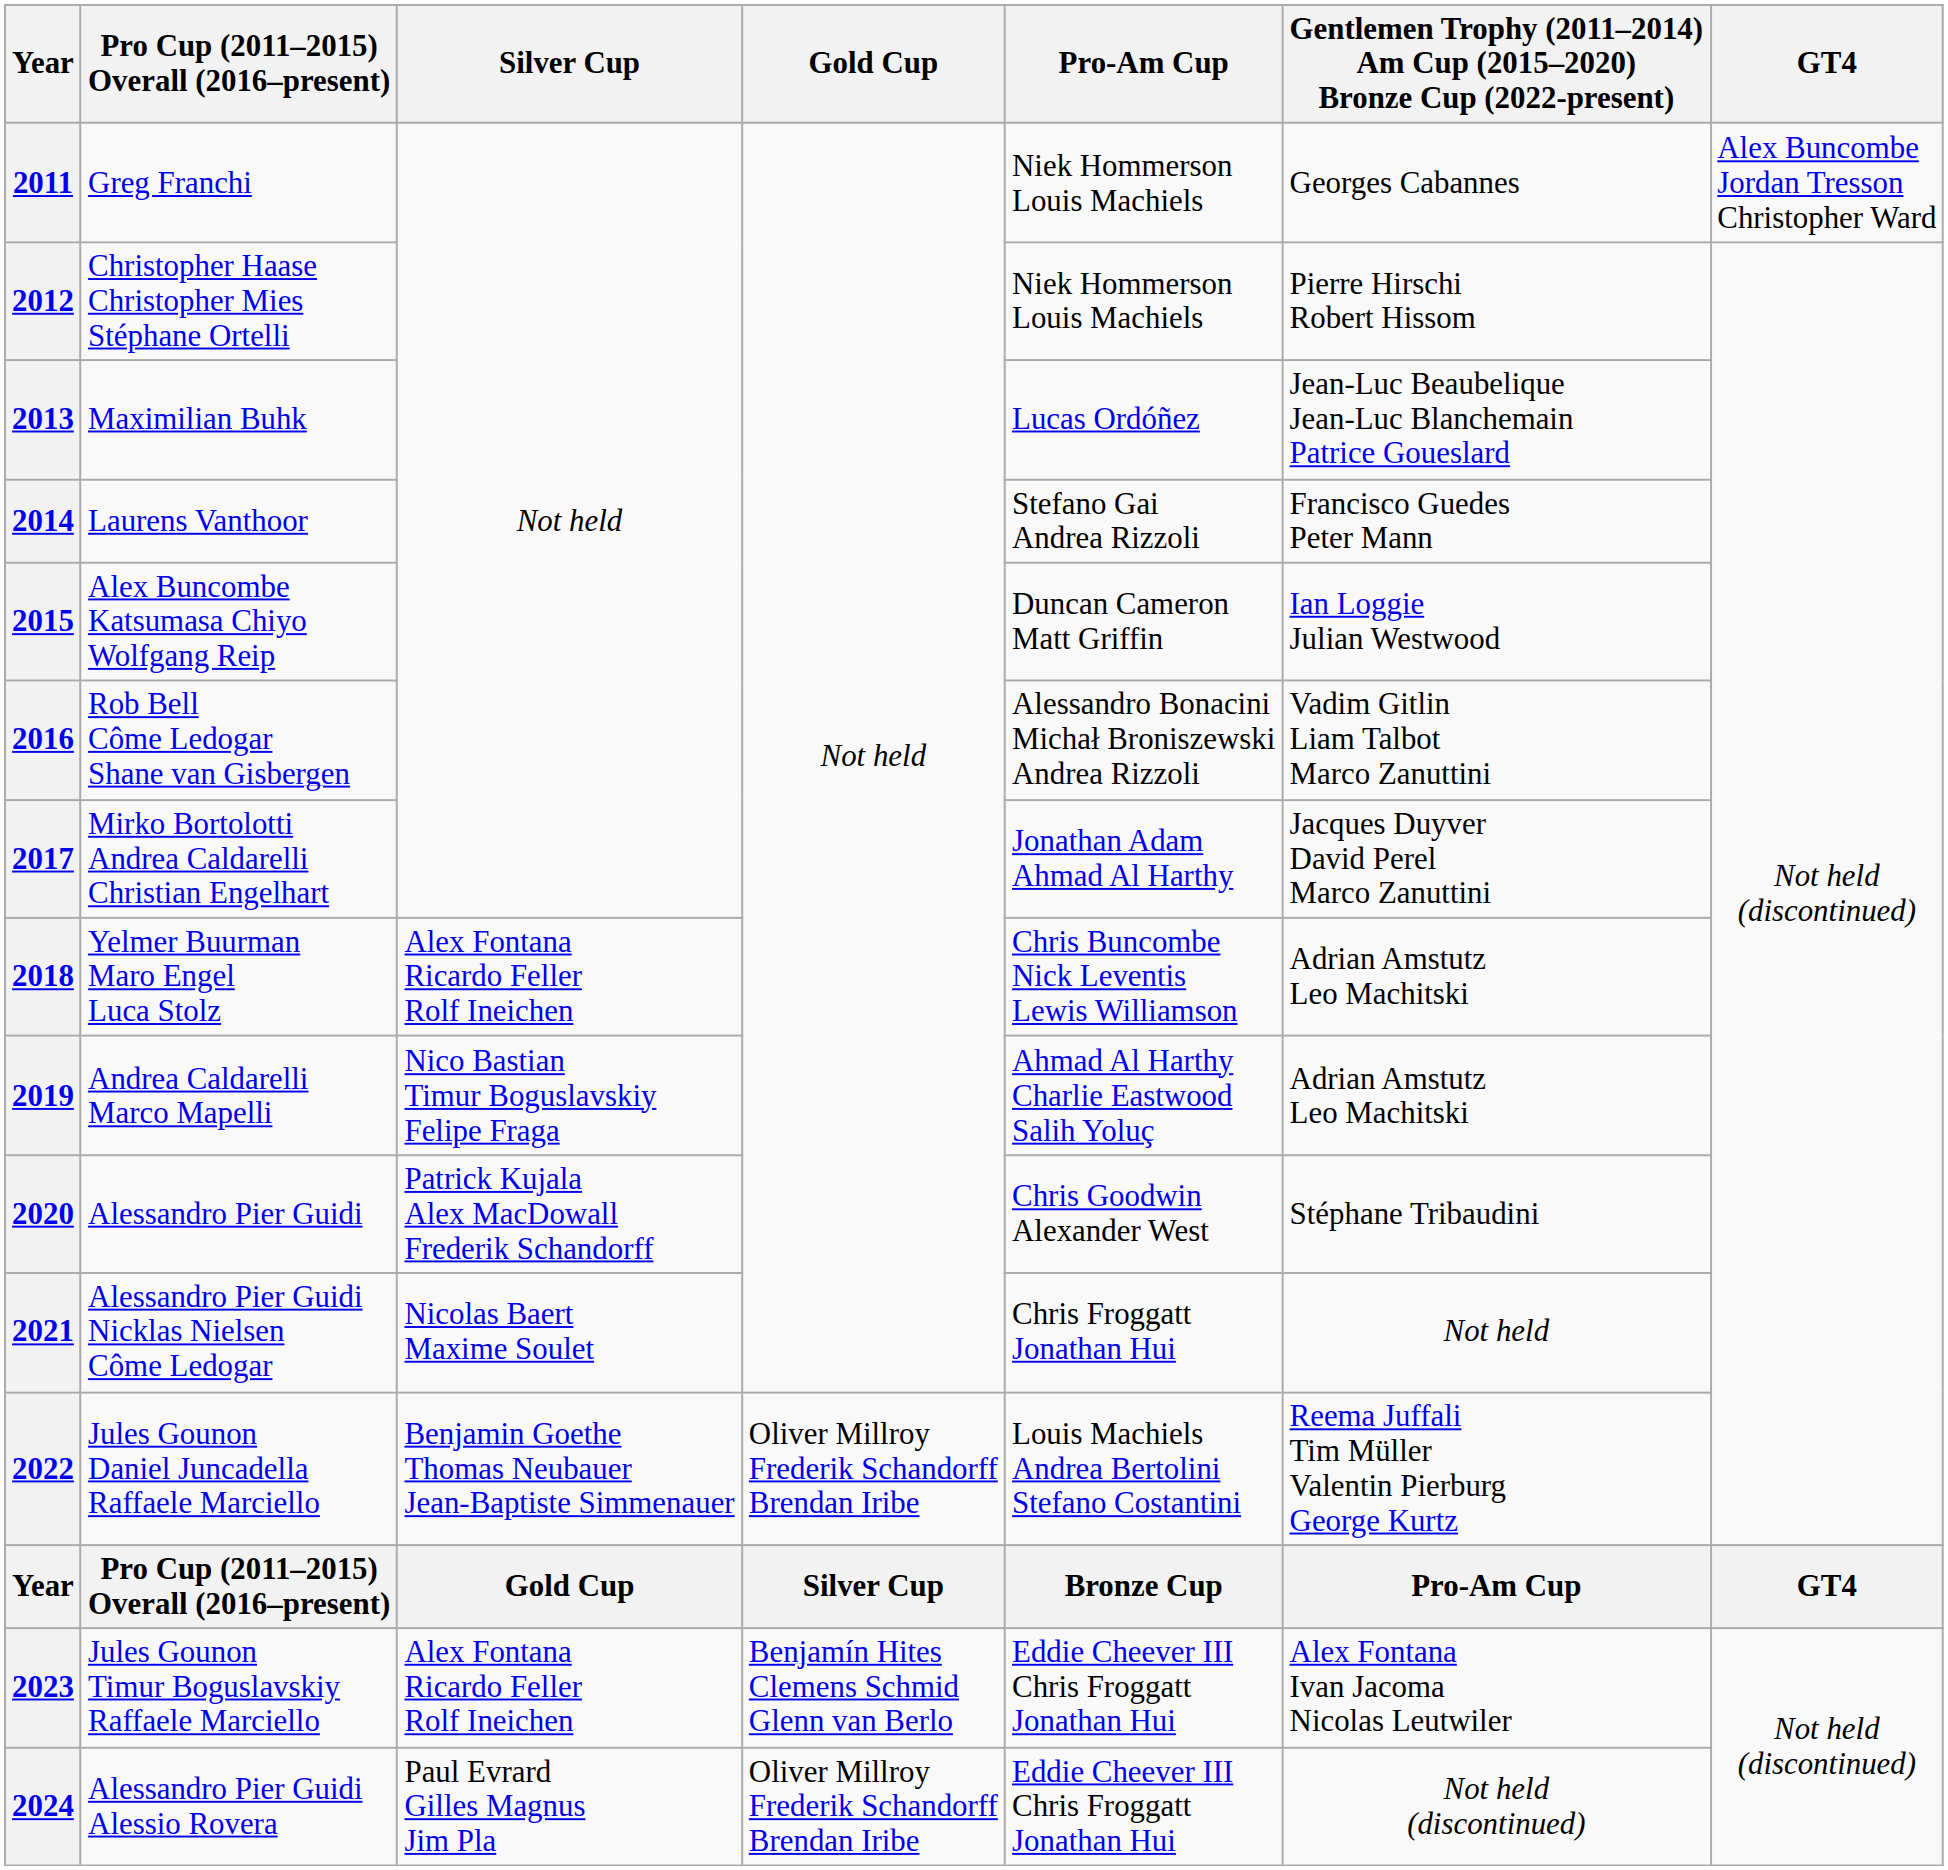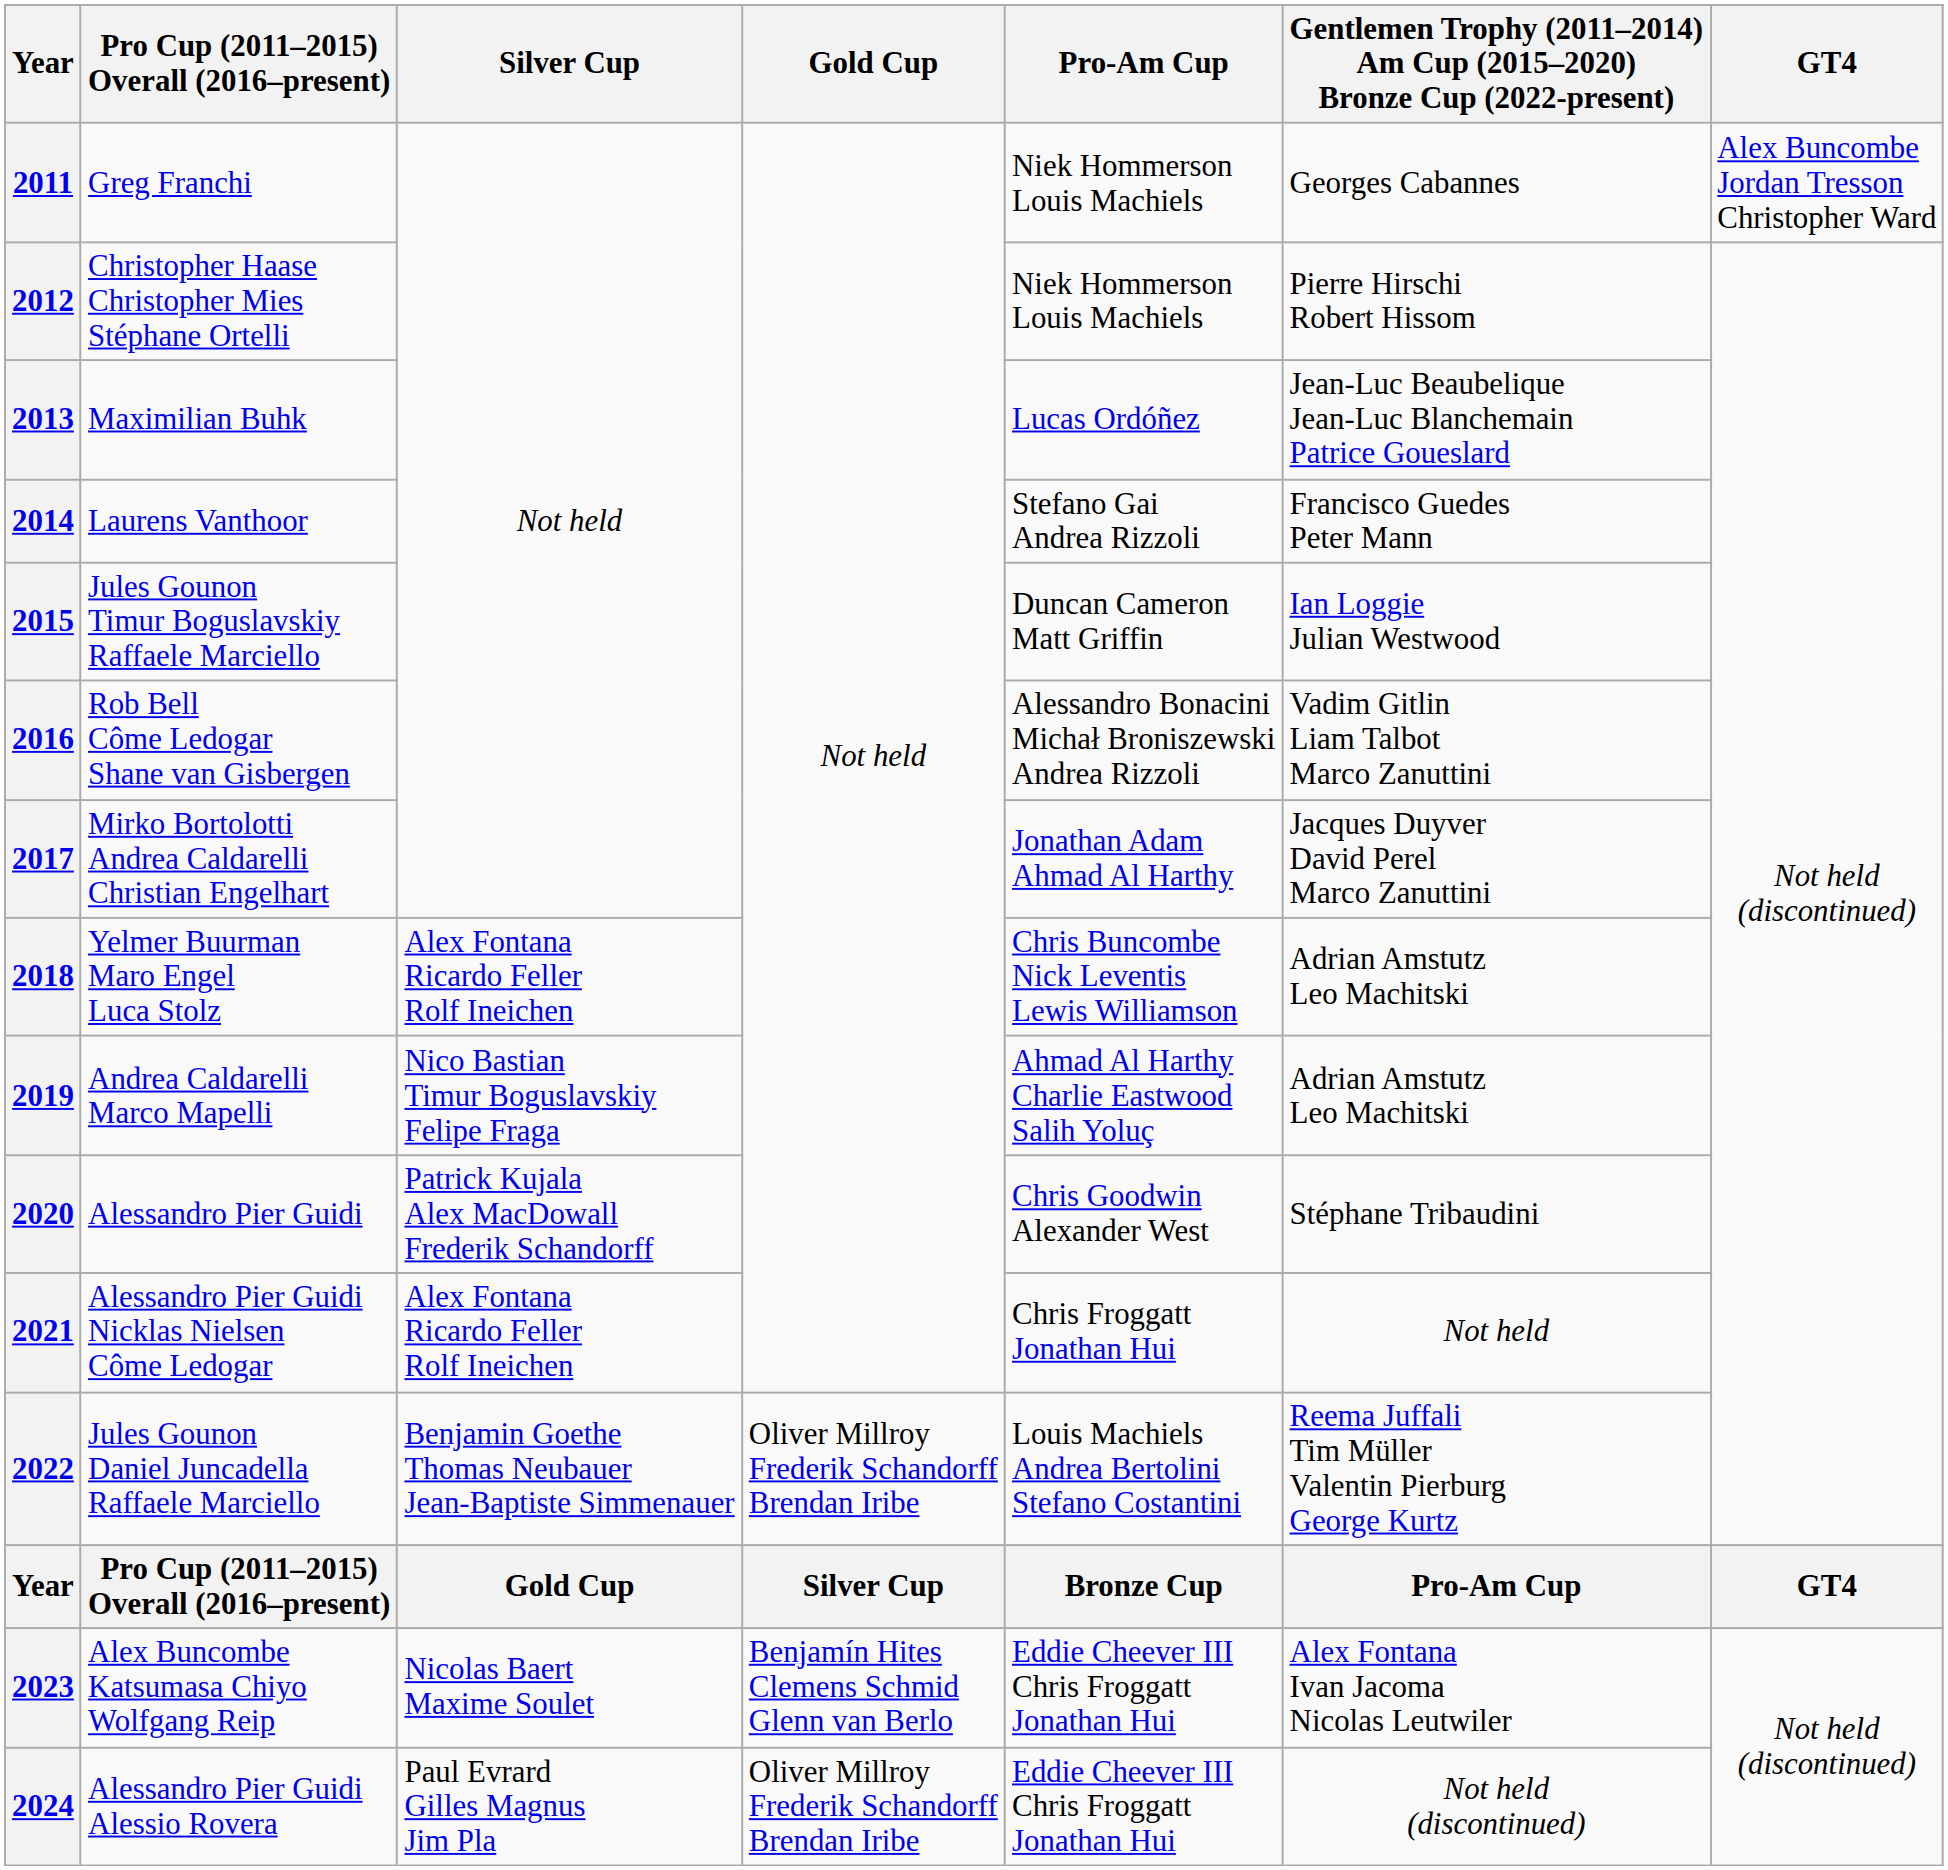(197, 621) Alex Buncombe Katsumasa Chiyo Wolfgang Reip -> (214, 621) Jules Gounon Timur Boguslavskiy Raffaele Marciello
(499, 1331) Nicolas Baert Maxime Soulet -> (493, 1331) Alex Fontana Ricardo Feller Rolf Ineichen
(214, 1687) Jules Gounon Timur Boguslavskiy Raffaele Marciello -> (197, 1687) Alex Buncombe Katsumasa Chiyo Wolfgang Reip
(493, 1687) Alex Fontana Ricardo Feller Rolf Ineichen -> (499, 1687) Nicolas Baert Maxime Soulet
